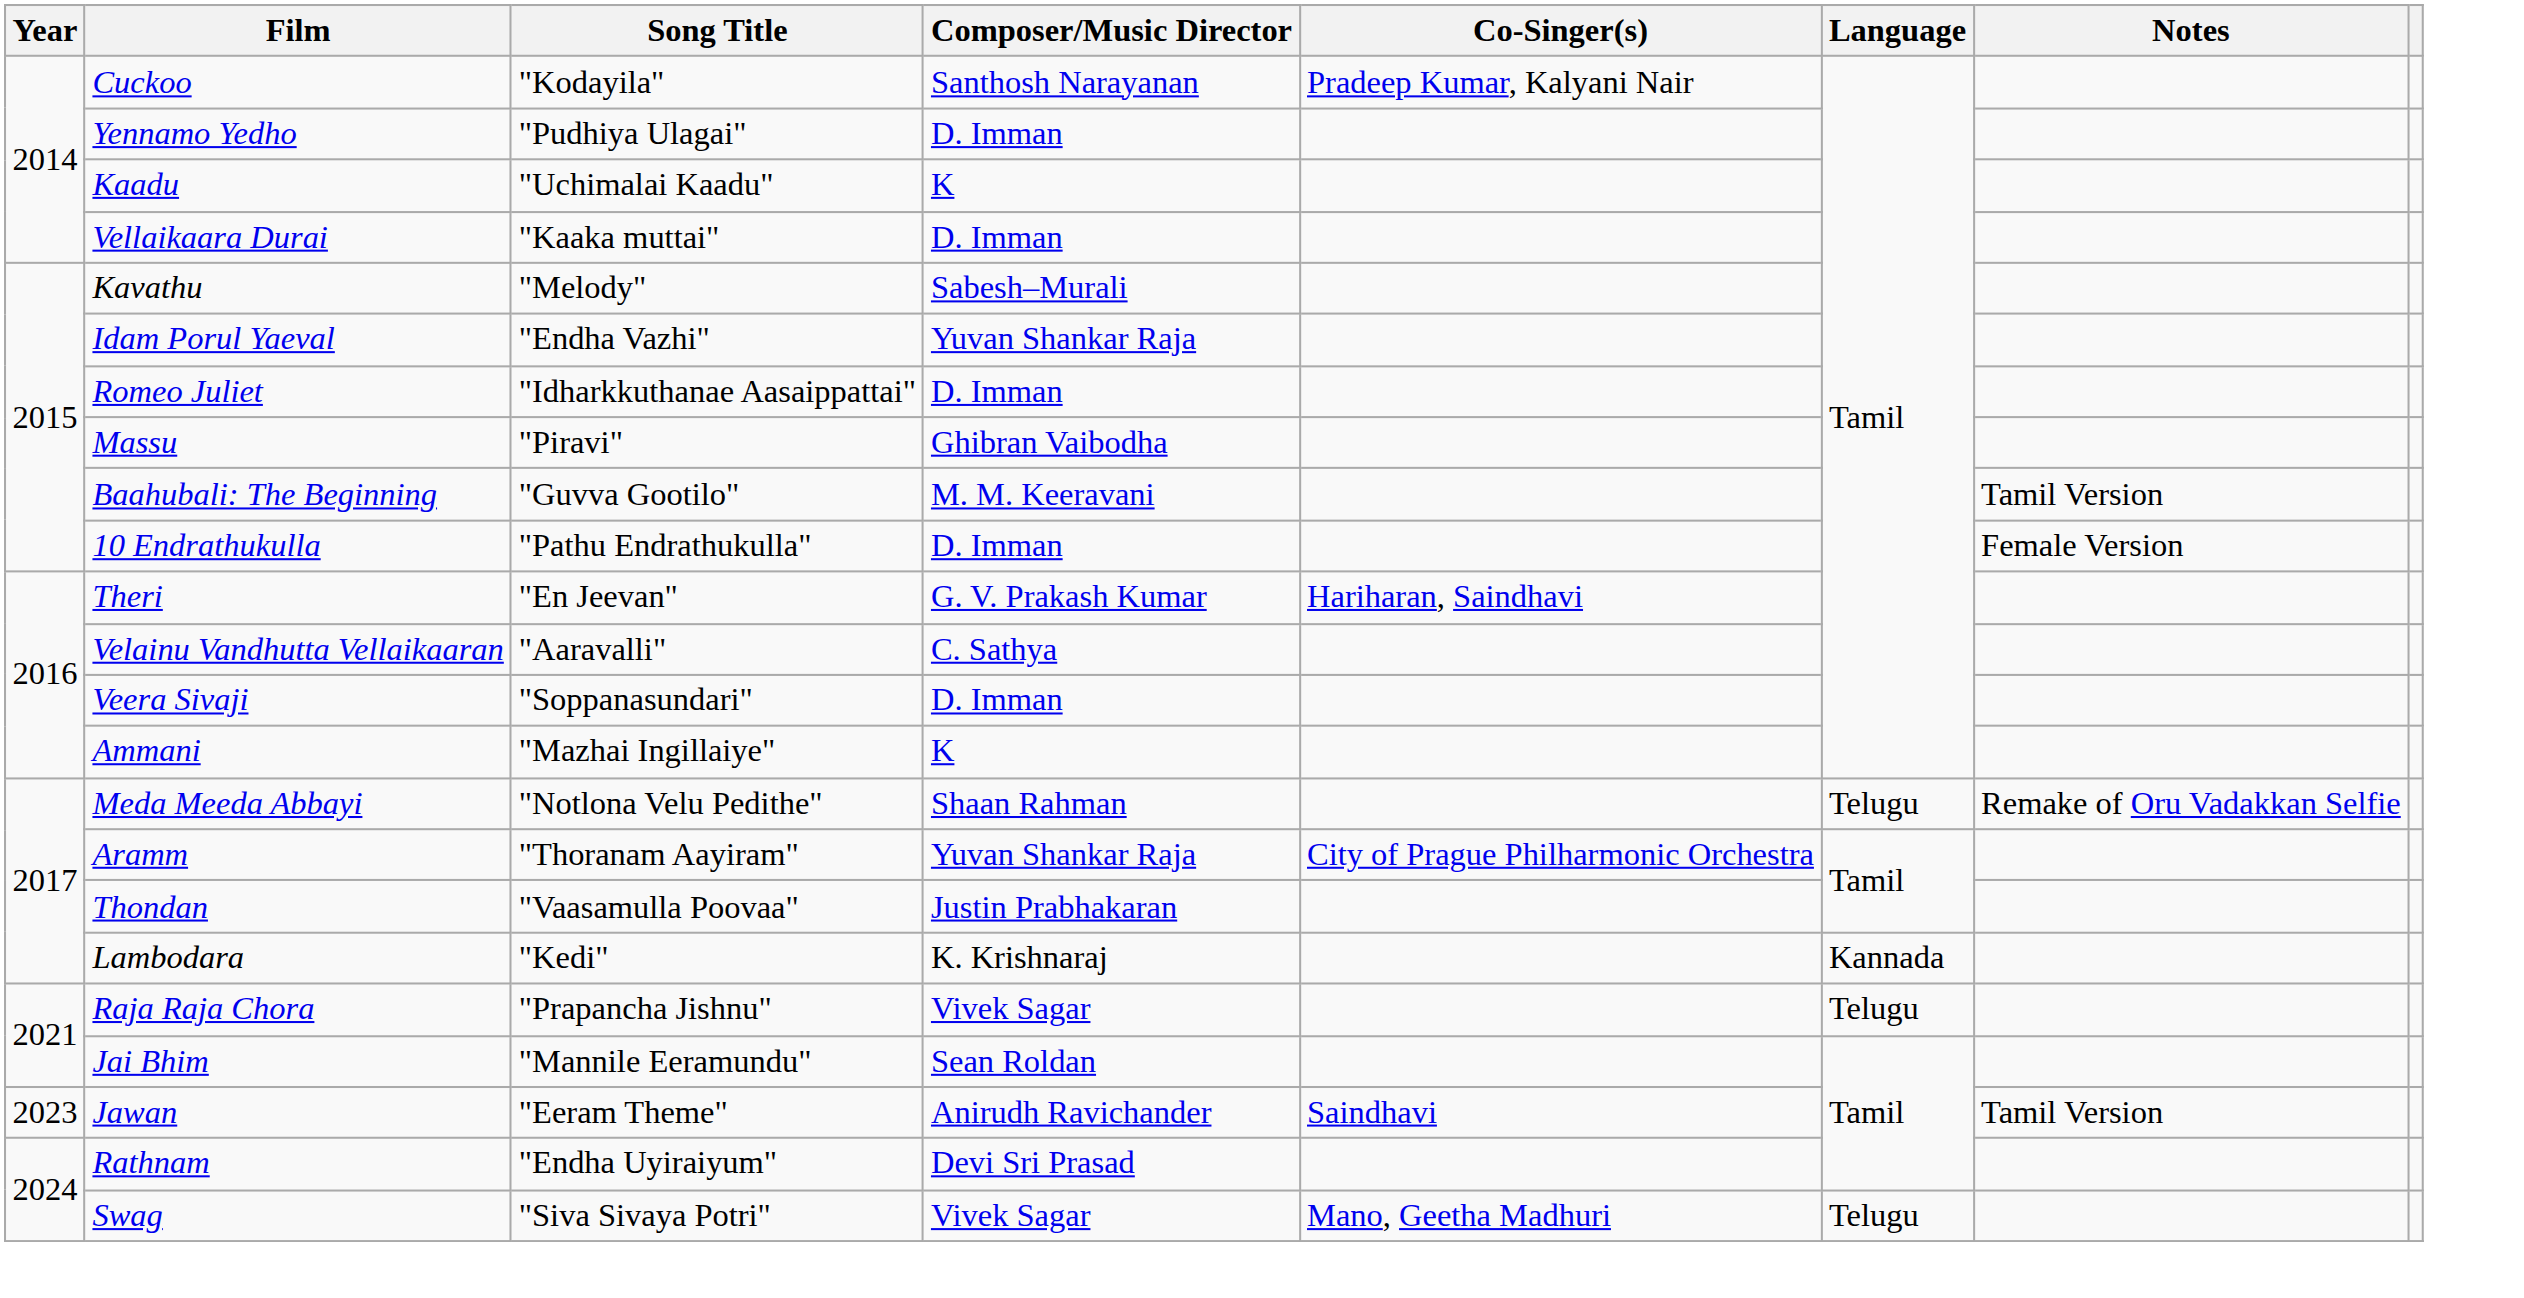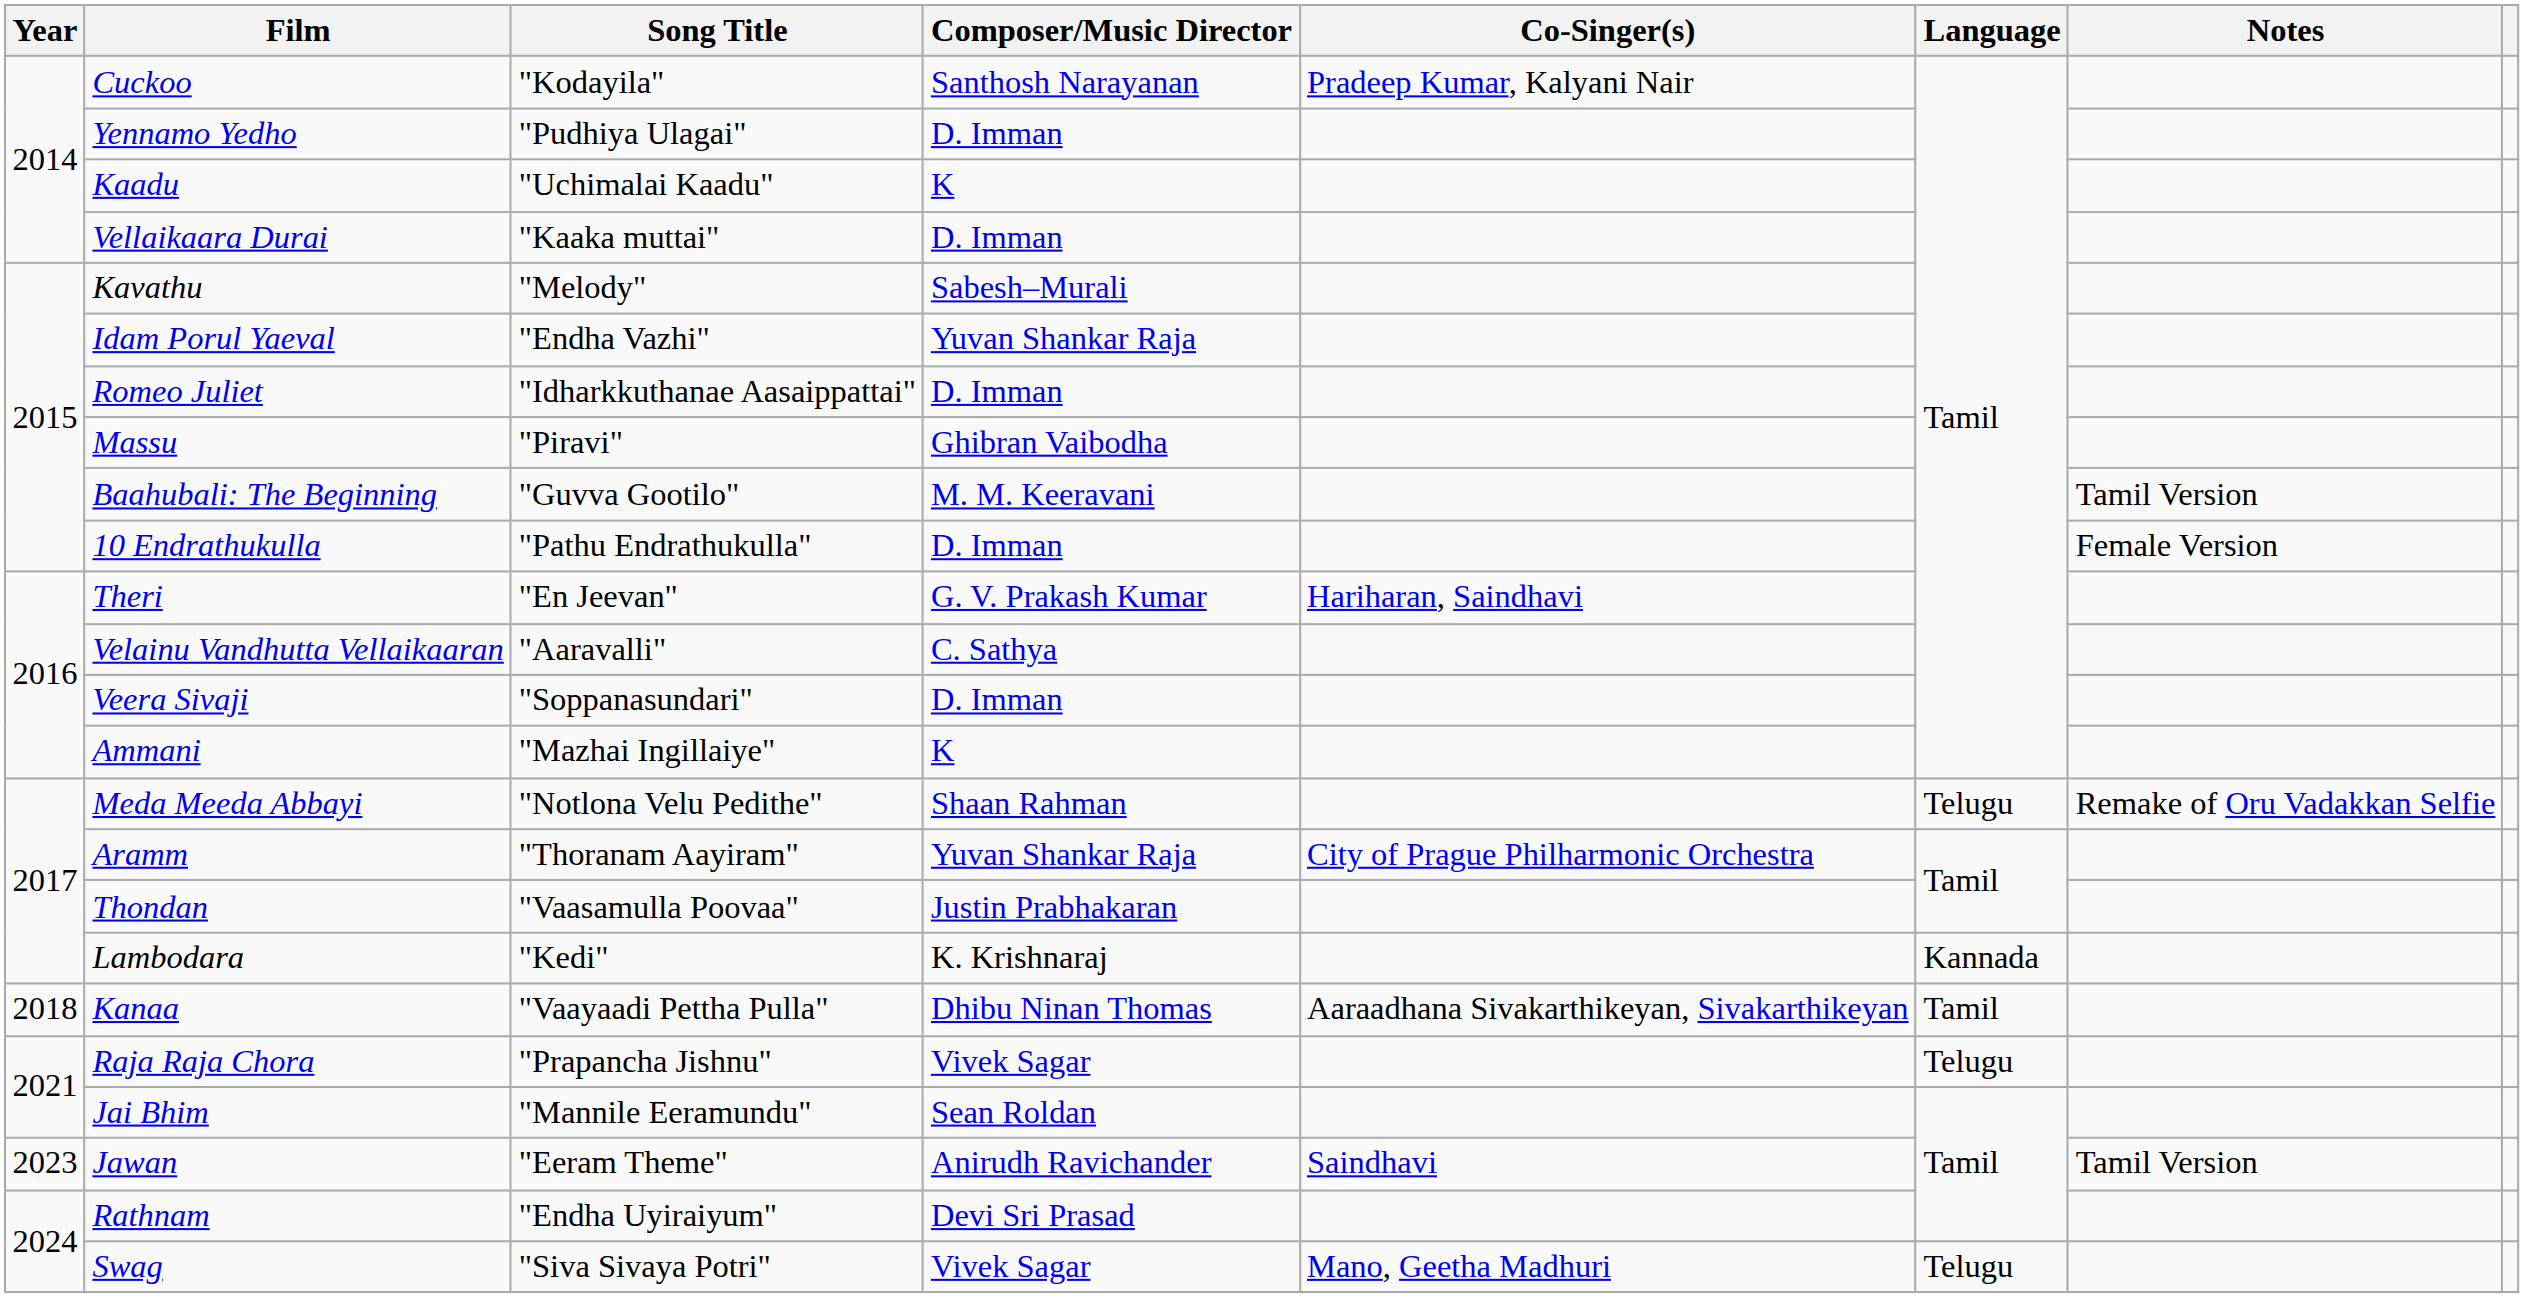+ row: (136, 1008)
